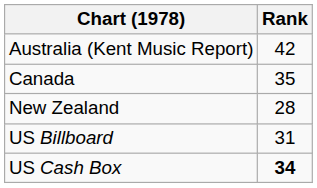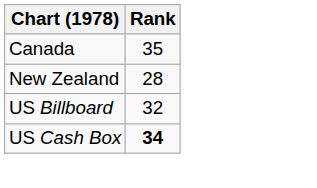- row: (131, 49)
(285, 138) 31 -> (153, 108) 32
